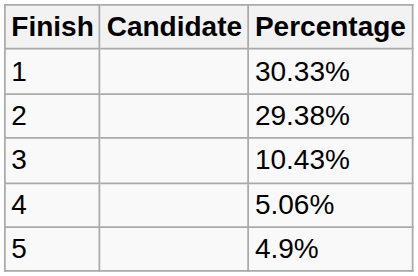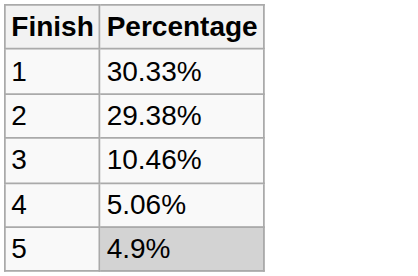- column: (174, 26)
(302, 159) 10.43% -> (154, 159) 10.46%
(287, 248) no background -> (139, 248) lightgrey background
